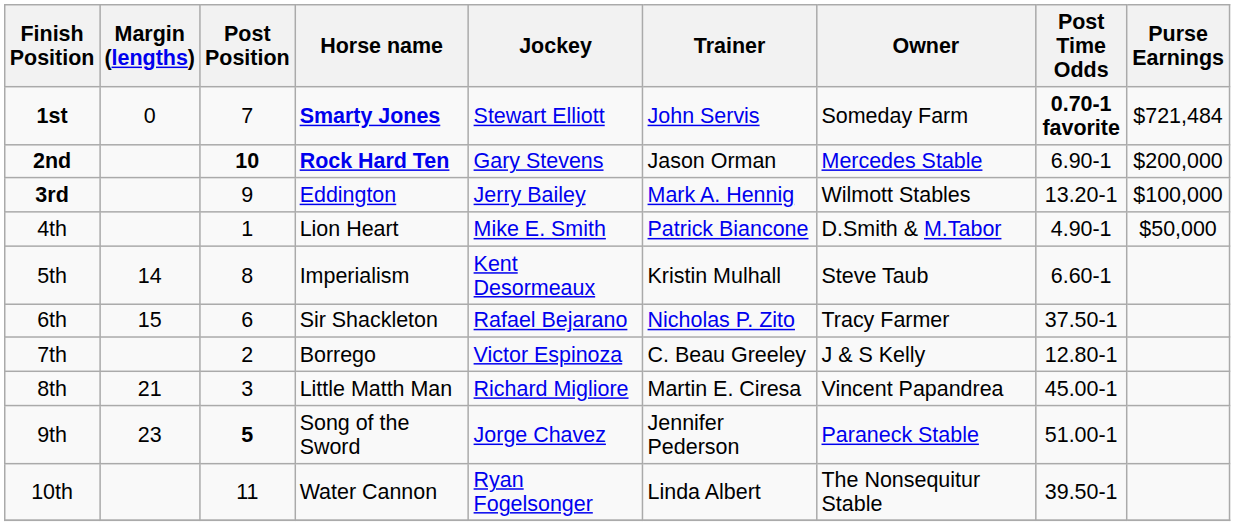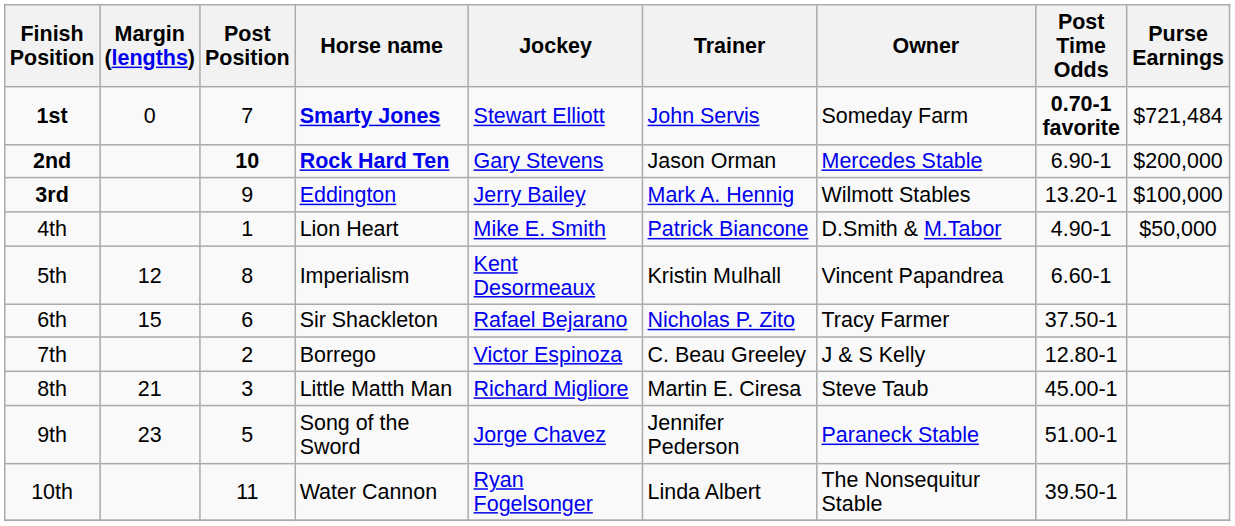(150, 275) 14 -> (150, 275) 12
(875, 275) Steve Taub -> (913, 275) Vincent Papandrea
(913, 389) Vincent Papandrea -> (875, 389) Steve Taub
(247, 434) bold -> (247, 434) normal
